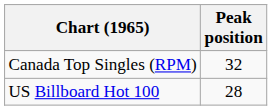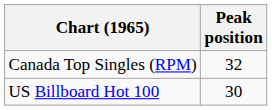(234, 91) 28 -> (234, 91) 30
